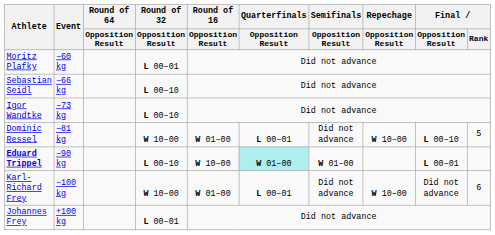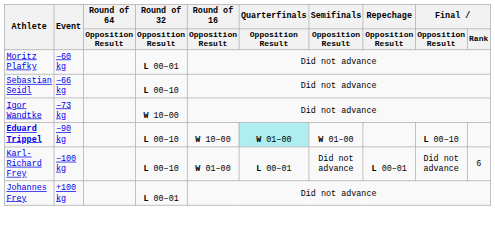(161, 115) L 00–10 -> (161, 115) W 10–00
- row: (24, 134)
(441, 164) L 00–01 -> (441, 139) L 00–10
(161, 193) W 10–00 -> (161, 169) L 00–10
(389, 193) W 10–00 -> (389, 169) L 00–01
